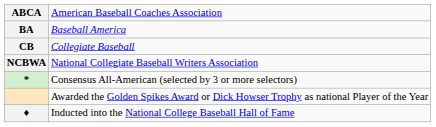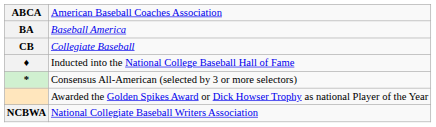rows swapped: (26, 63) <-> (26, 113)
